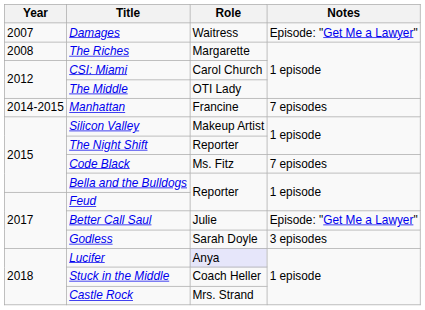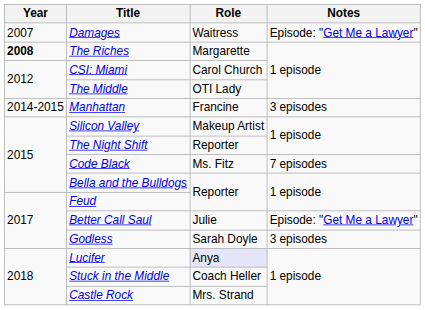(20, 51) normal -> (20, 51) bold
(298, 107) 7 episodes -> (298, 107) 3 episodes
